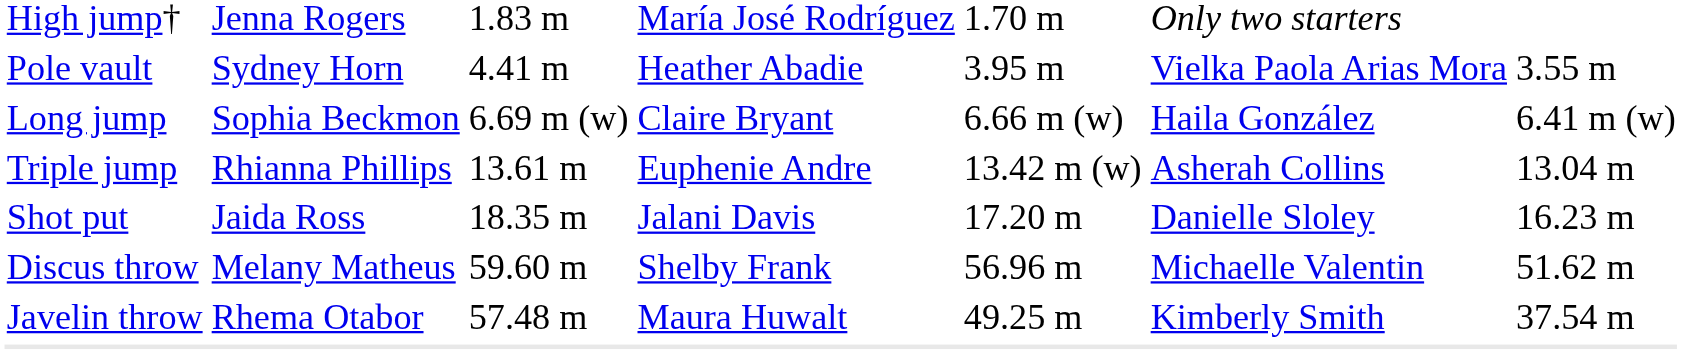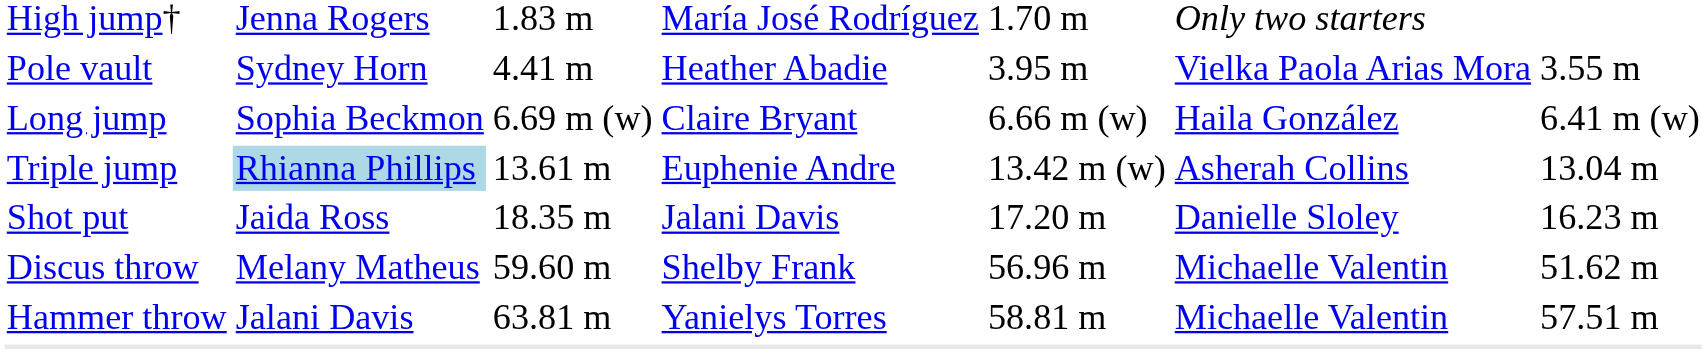(332, 167) no background -> (356, 167) lightblue background
+ row: (117, 316)
- row: (105, 316)
